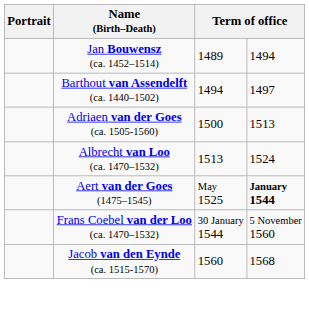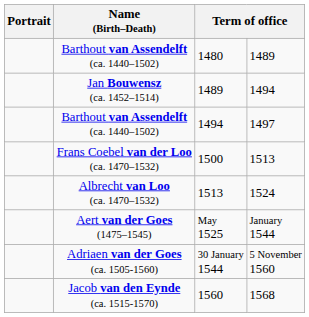+ row: (210, 55)
(124, 124) Adriaen van der Goes (ca. 1505-1560) -> (124, 158) Frans Coebel van der Loo (ca. 1470–1532)
(268, 192) bold -> (266, 228) normal
(124, 227) Frans Coebel van der Loo (ca. 1470–1532) -> (124, 261) Adriaen van der Goes (ca. 1505-1560)
